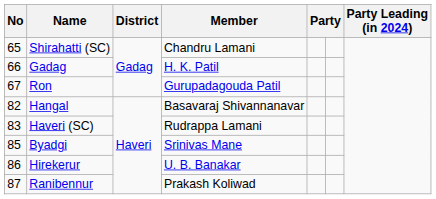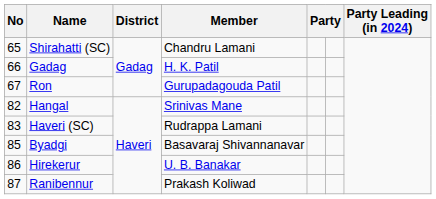(234, 106) Basavaraj Shivannanavar -> (203, 106) Srinivas Mane
(203, 145) Srinivas Mane -> (234, 145) Basavaraj Shivannanavar
